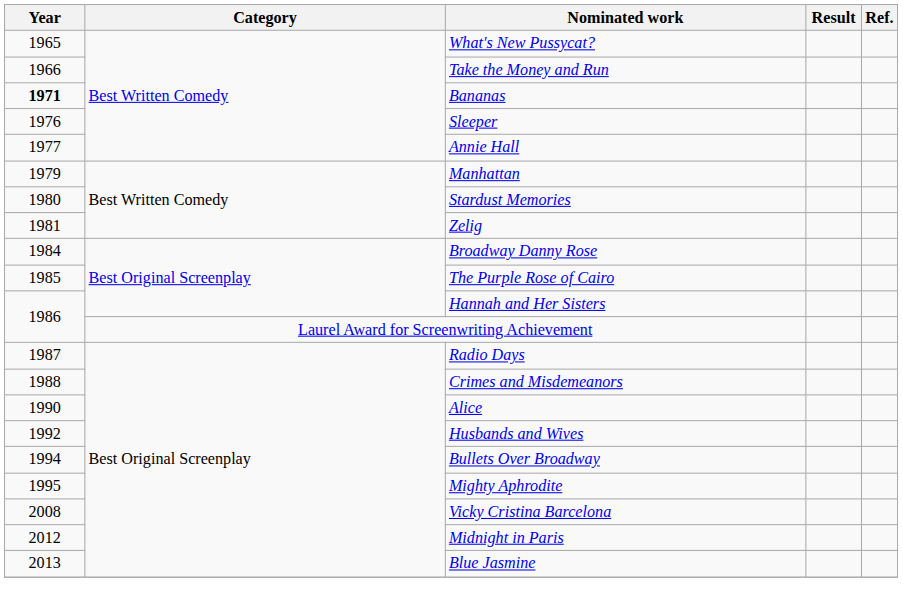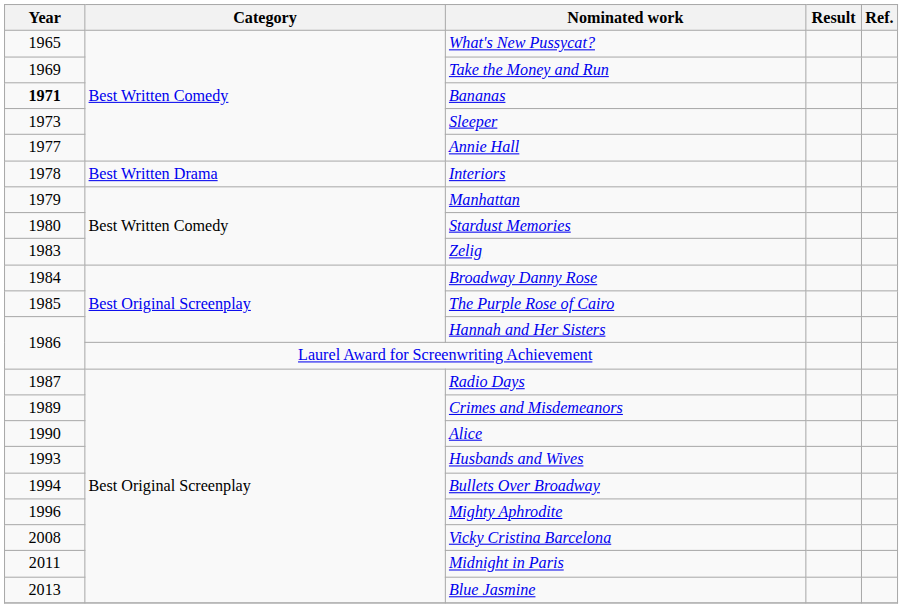(45, 69) 1966 -> (45, 69) 1969
(45, 121) 1976 -> (45, 121) 1973
+ row: (477, 173)
(45, 225) 1981 -> (45, 251) 1983
(45, 381) 1988 -> (45, 407) 1989
(45, 433) 1992 -> (45, 459) 1993
(45, 485) 1995 -> (45, 511) 1996
(45, 537) 2012 -> (45, 563) 2011
